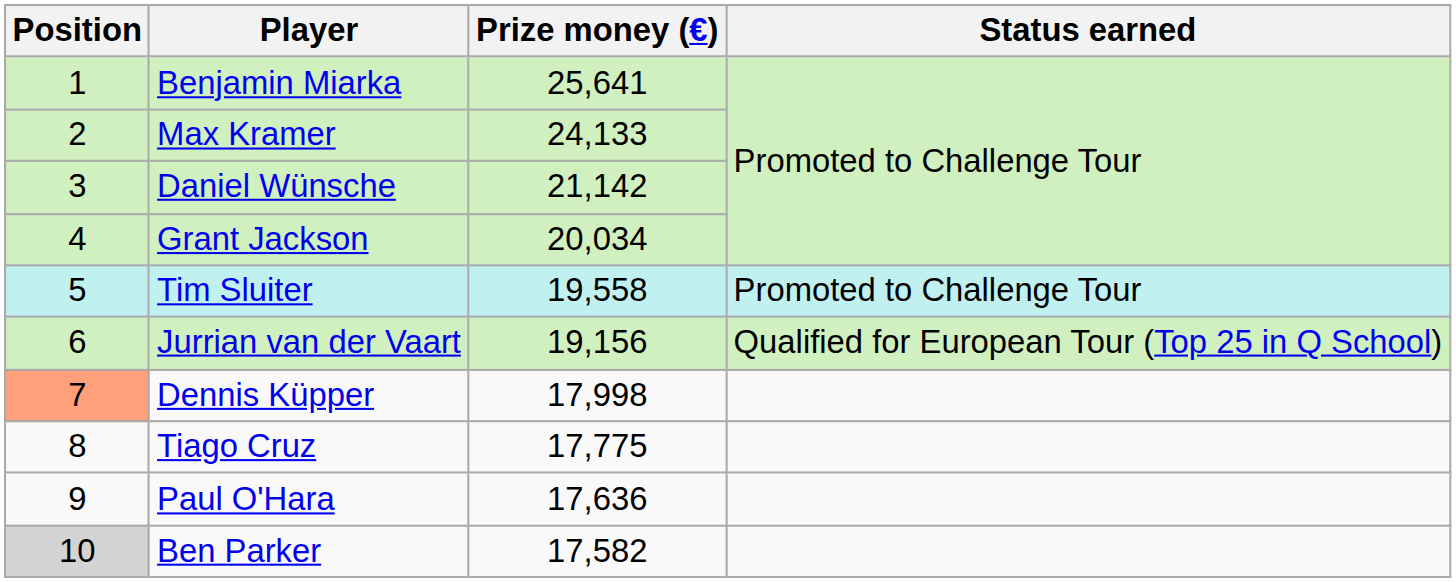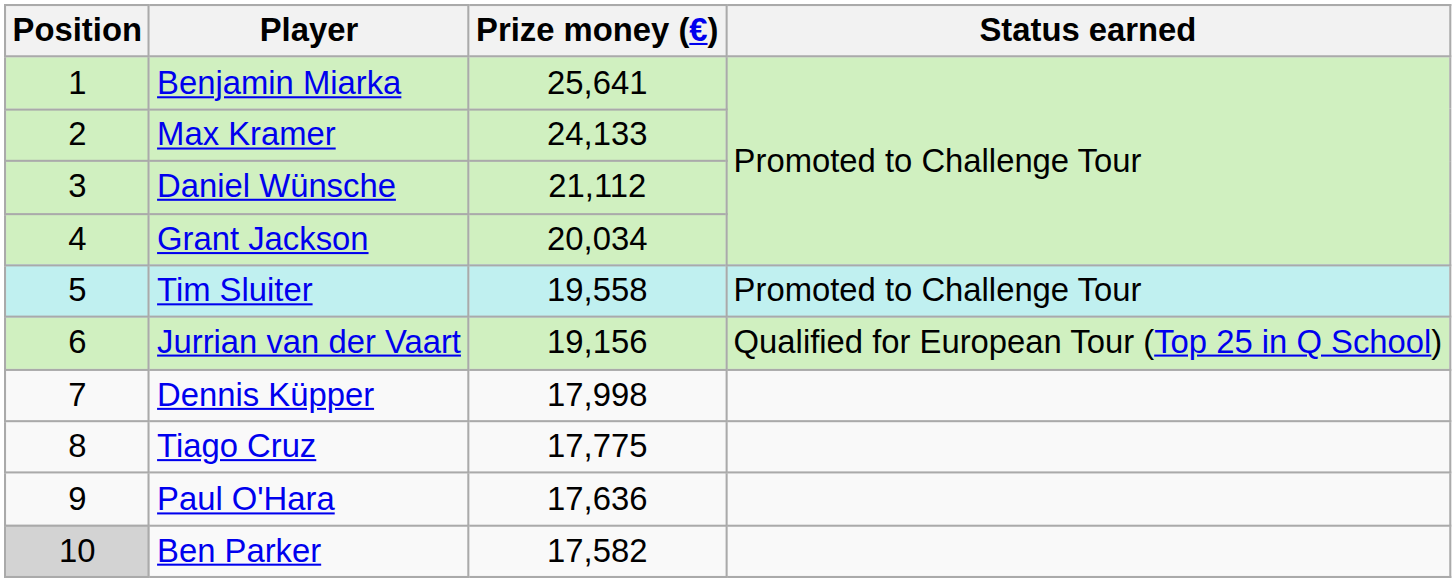(597, 186) 21,142 -> (597, 186) 21,112
(77, 394) lightsalmon background -> (77, 394) no background
